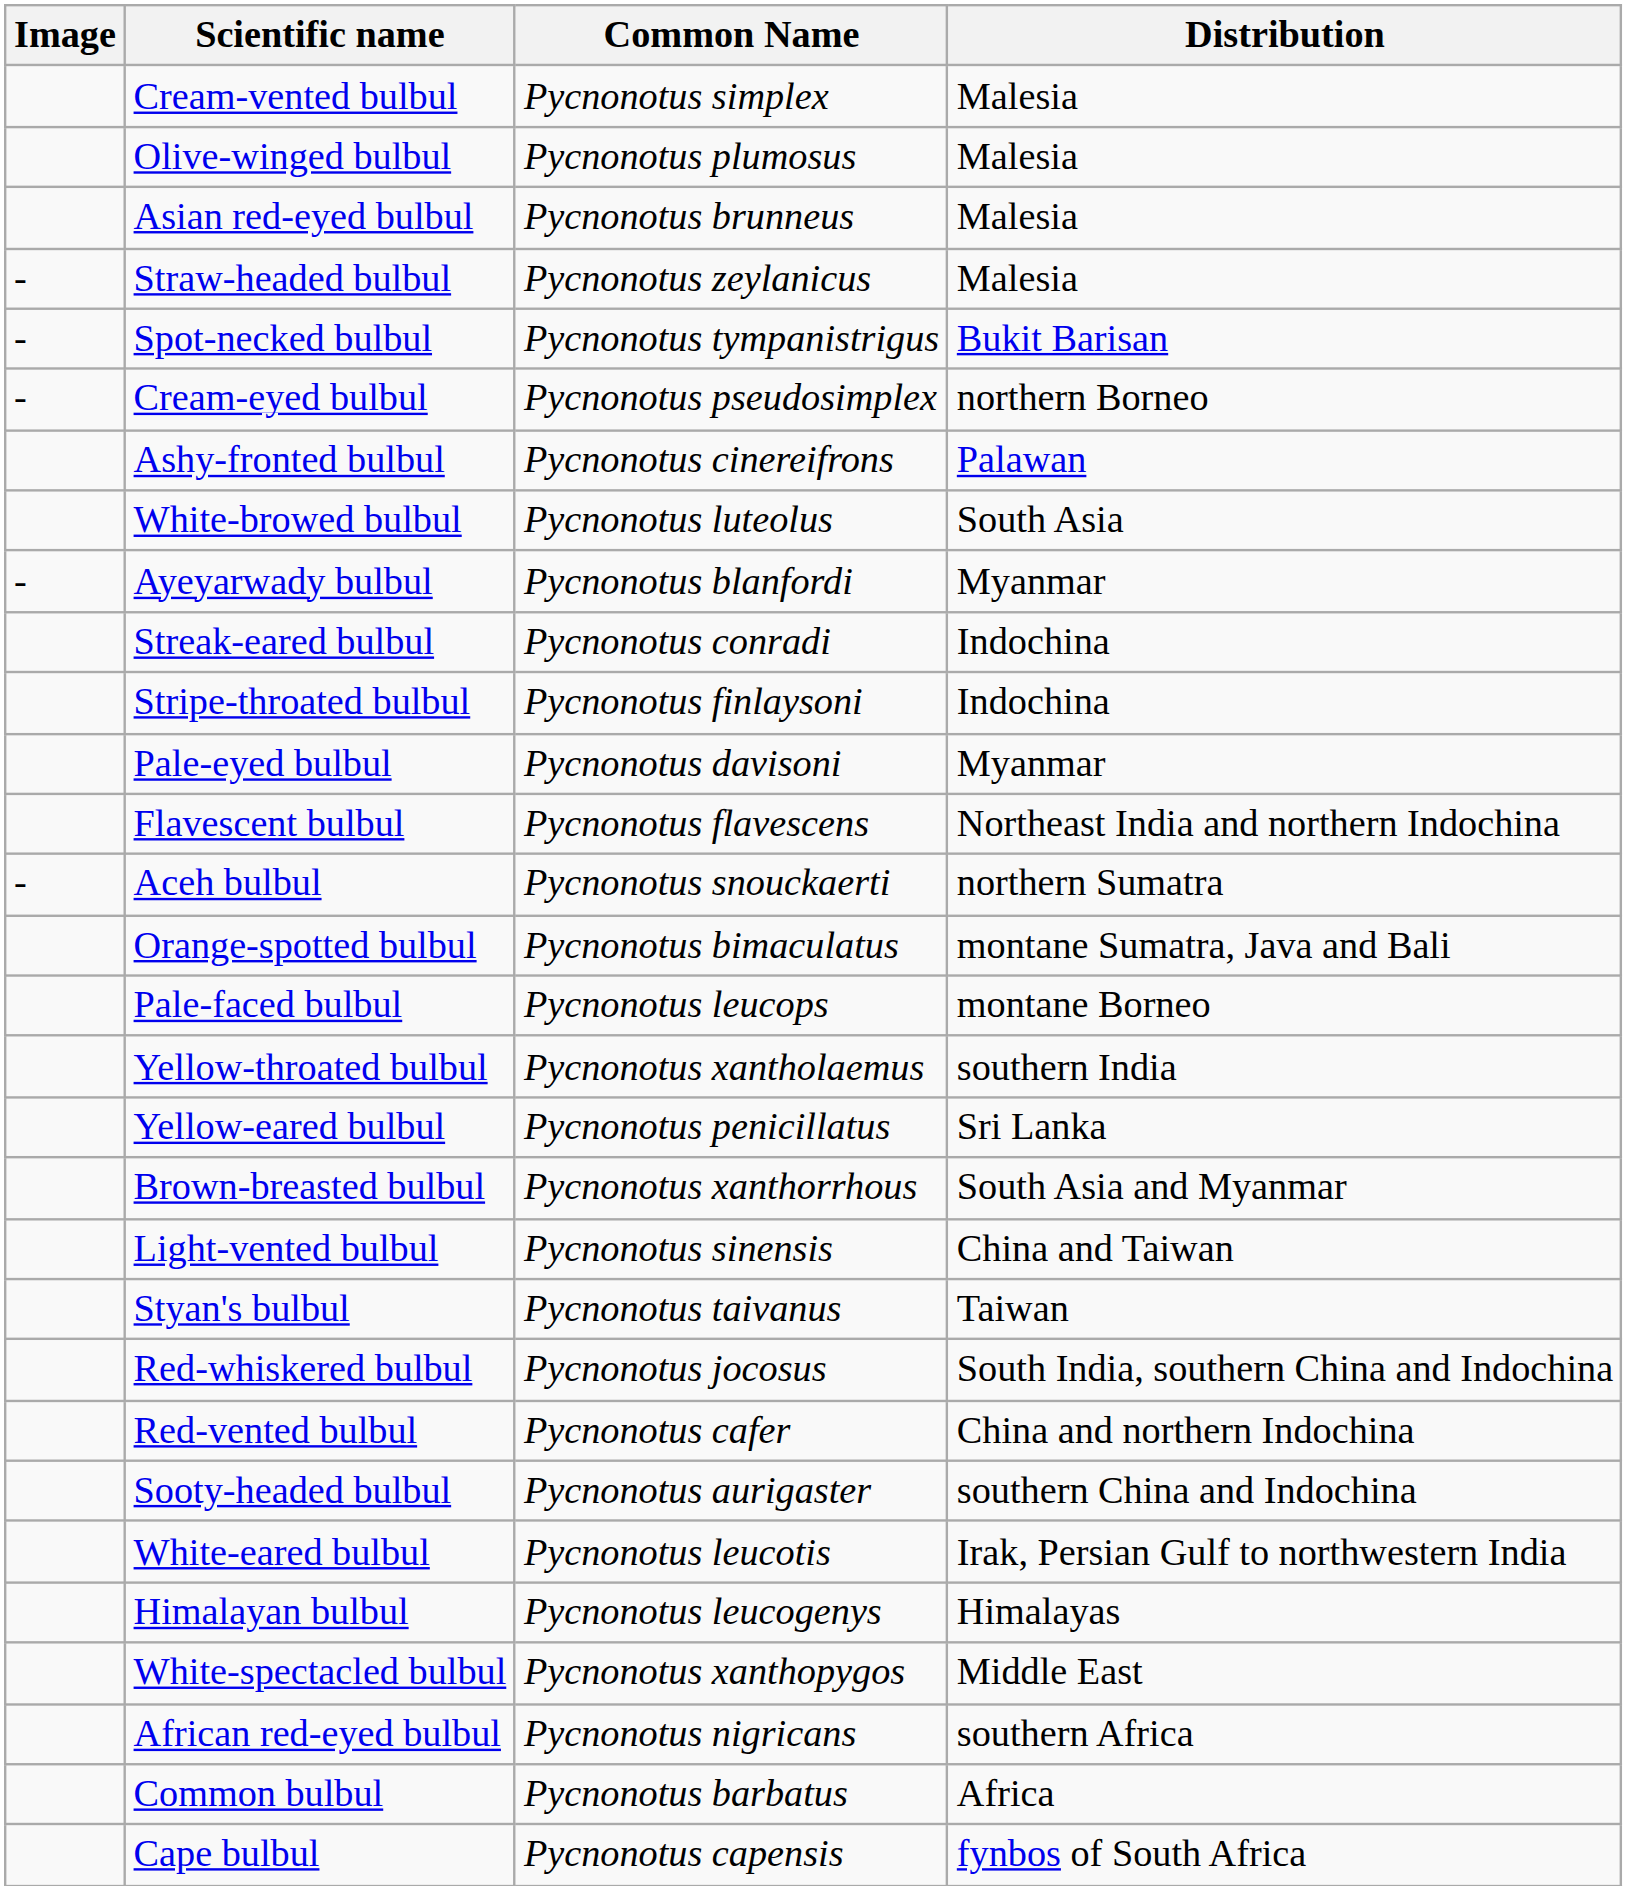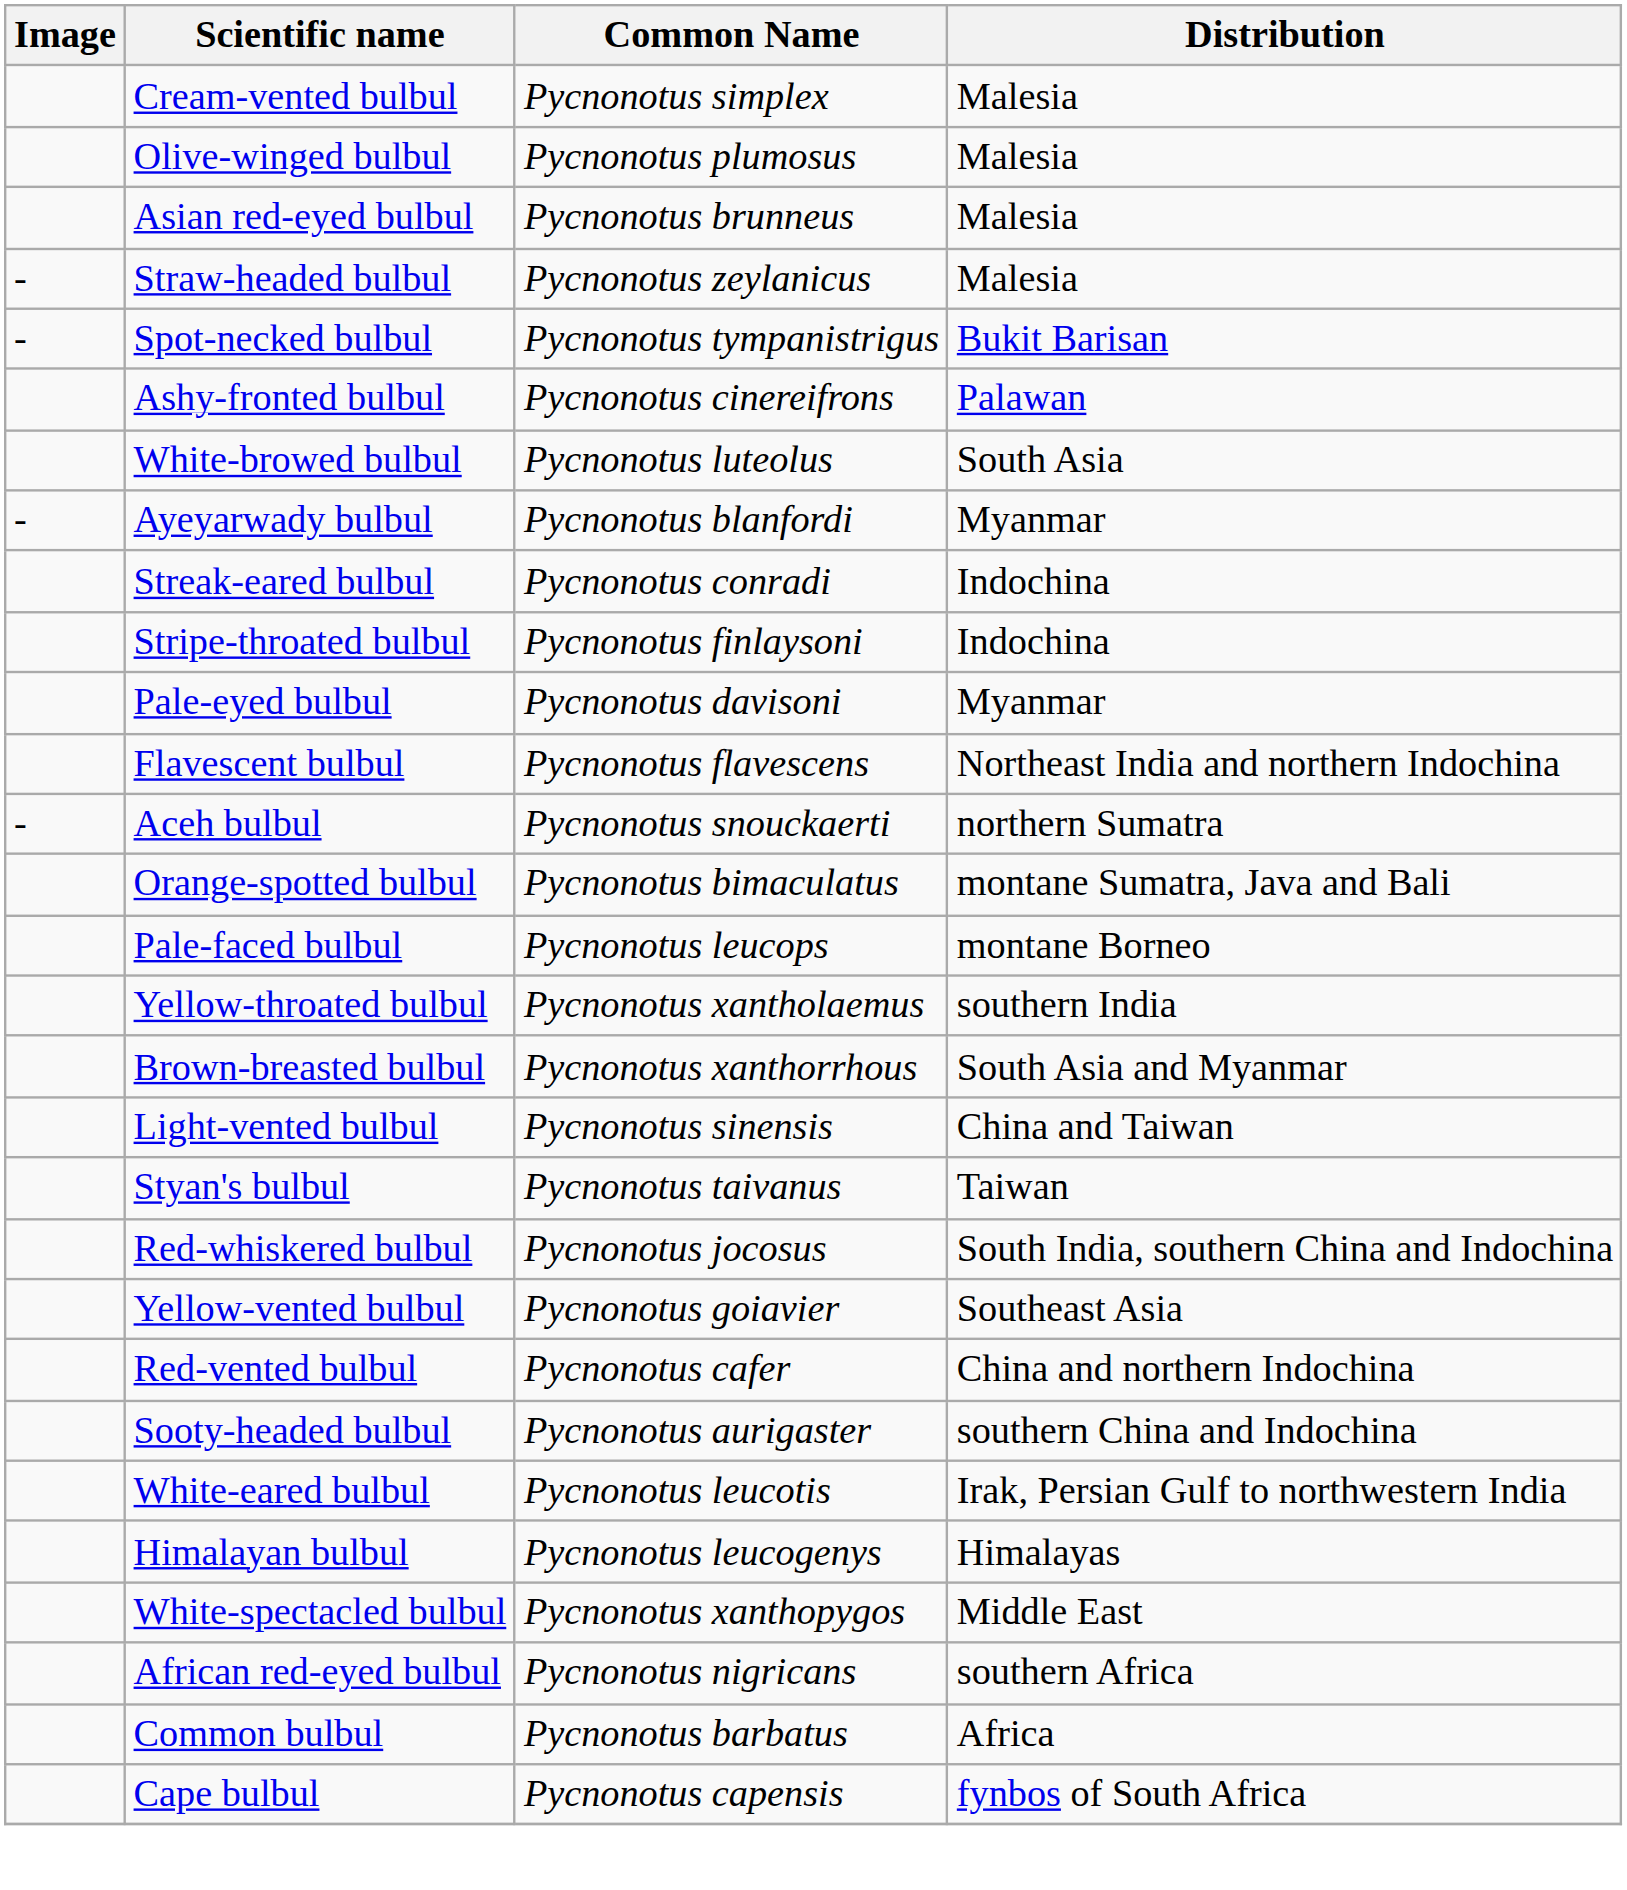- row: (281, 398)
- row: (289, 1126)
+ row: (299, 1308)
